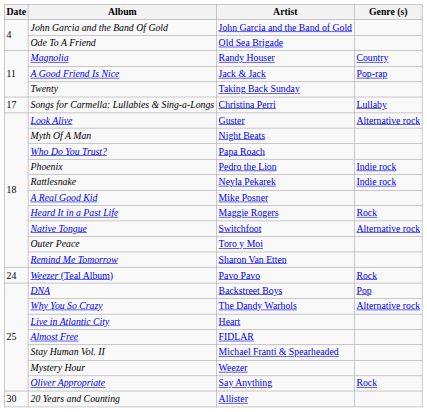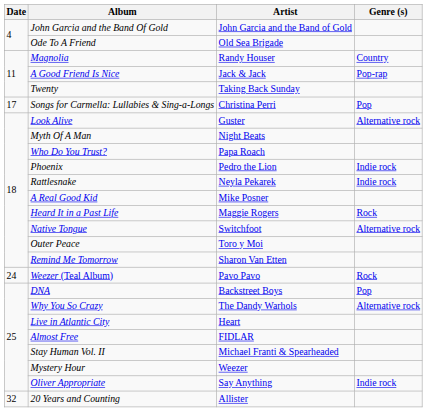(372, 105) Lullaby -> (364, 105) Pop
(367, 383) Rock -> (376, 383) Indie rock
(11, 399) 30 -> (11, 399) 32
